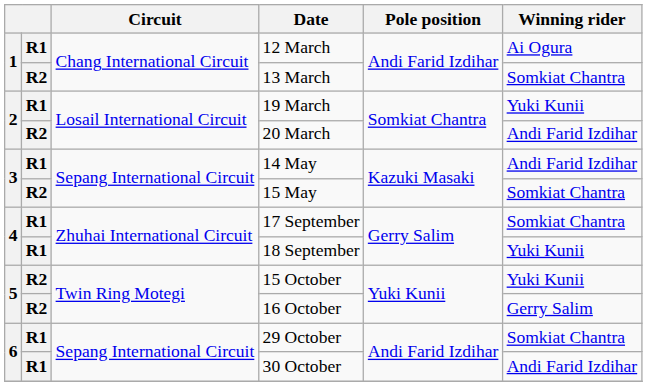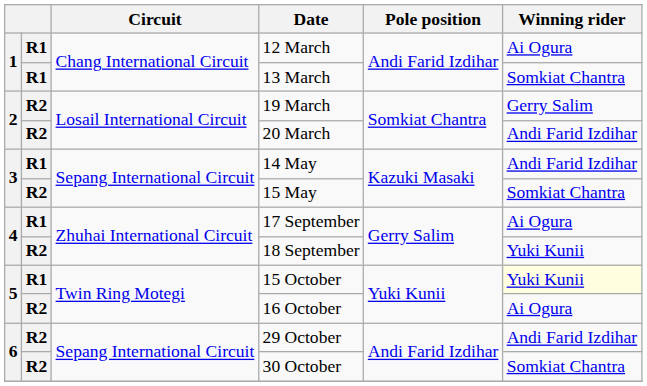(37, 76) R2 -> (37, 76) R1
(37, 105) R1 -> (37, 105) R2
(545, 105) Yuki Kunii -> (550, 105) Gerry Salim
(566, 221) Somkiat Chantra -> (540, 221) Ai Ogura
(37, 250) R1 -> (37, 250) R2
(37, 279) R2 -> (37, 279) R1
(545, 279) no background -> (545, 279) lightyellow background
(550, 308) Gerry Salim -> (540, 308) Ai Ogura
(37, 336) R1 -> (37, 336) R2
(566, 336) Somkiat Chantra -> (572, 336) Andi Farid Izdihar
(37, 365) R1 -> (37, 365) R2
(572, 365) Andi Farid Izdihar -> (566, 365) Somkiat Chantra
